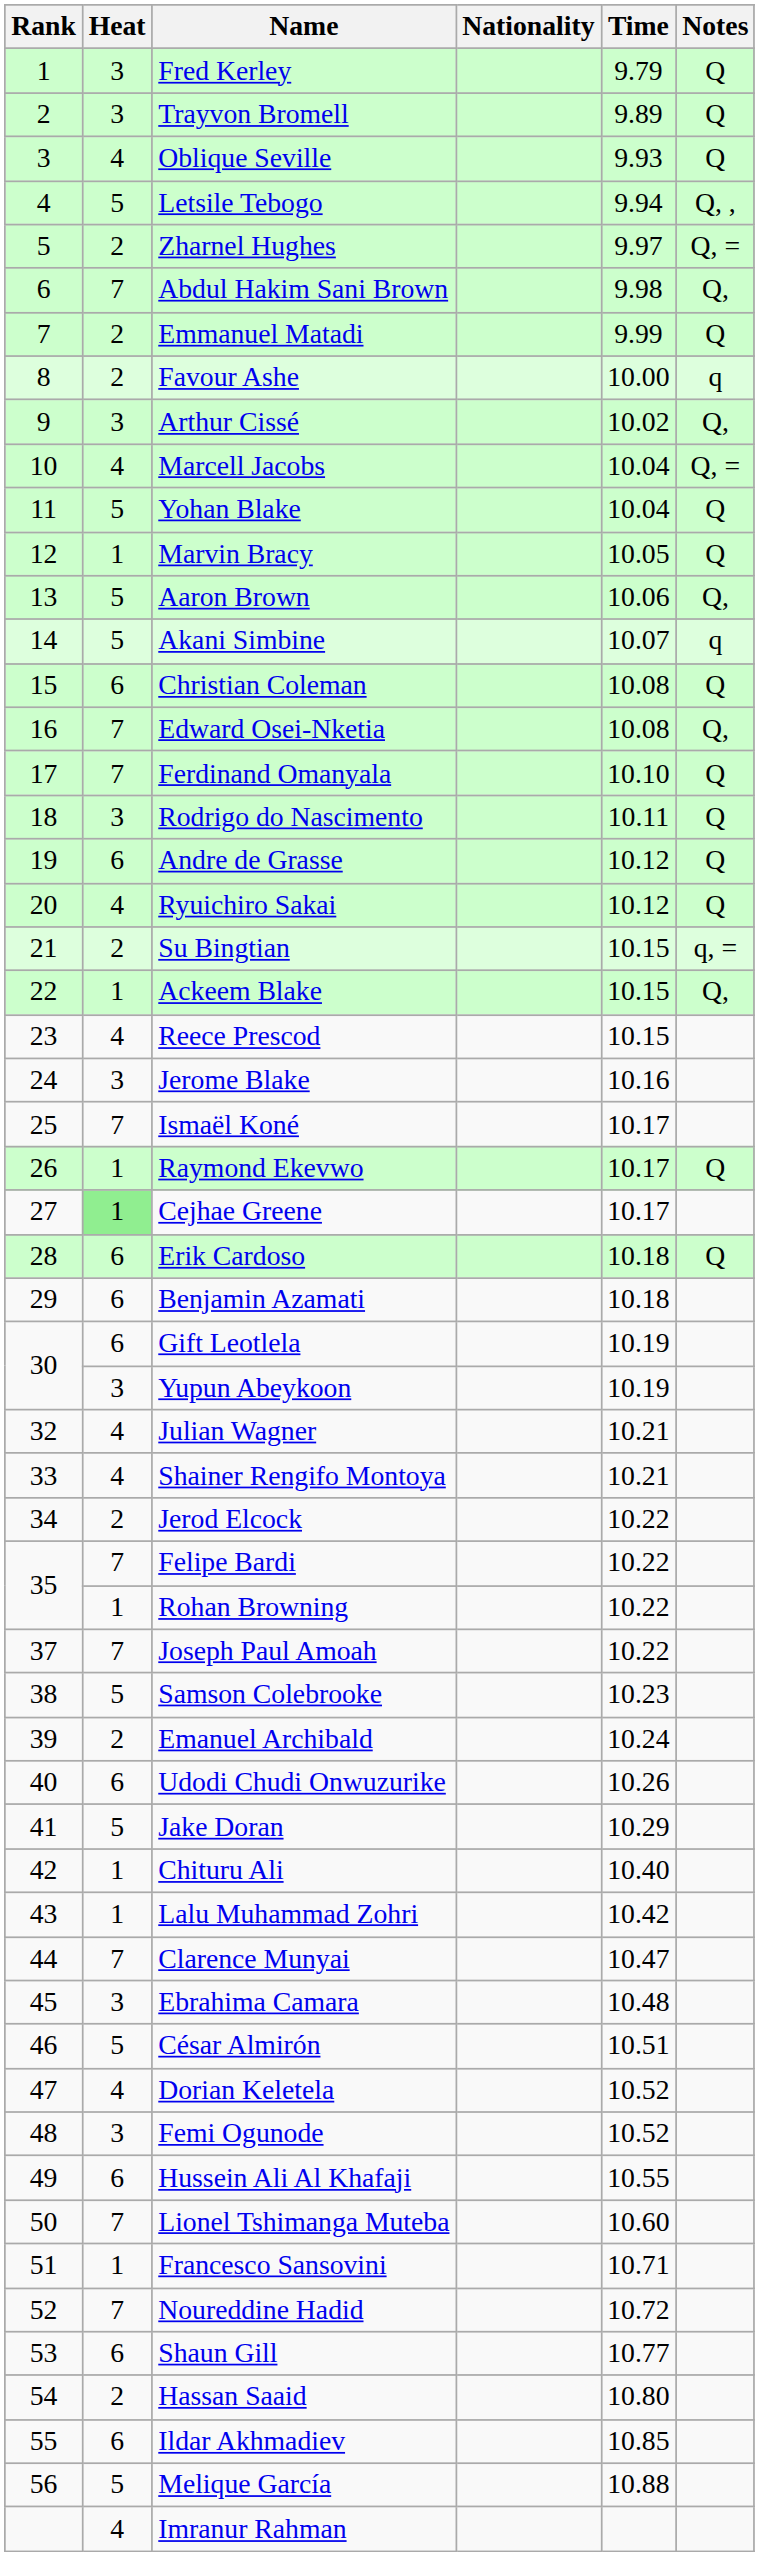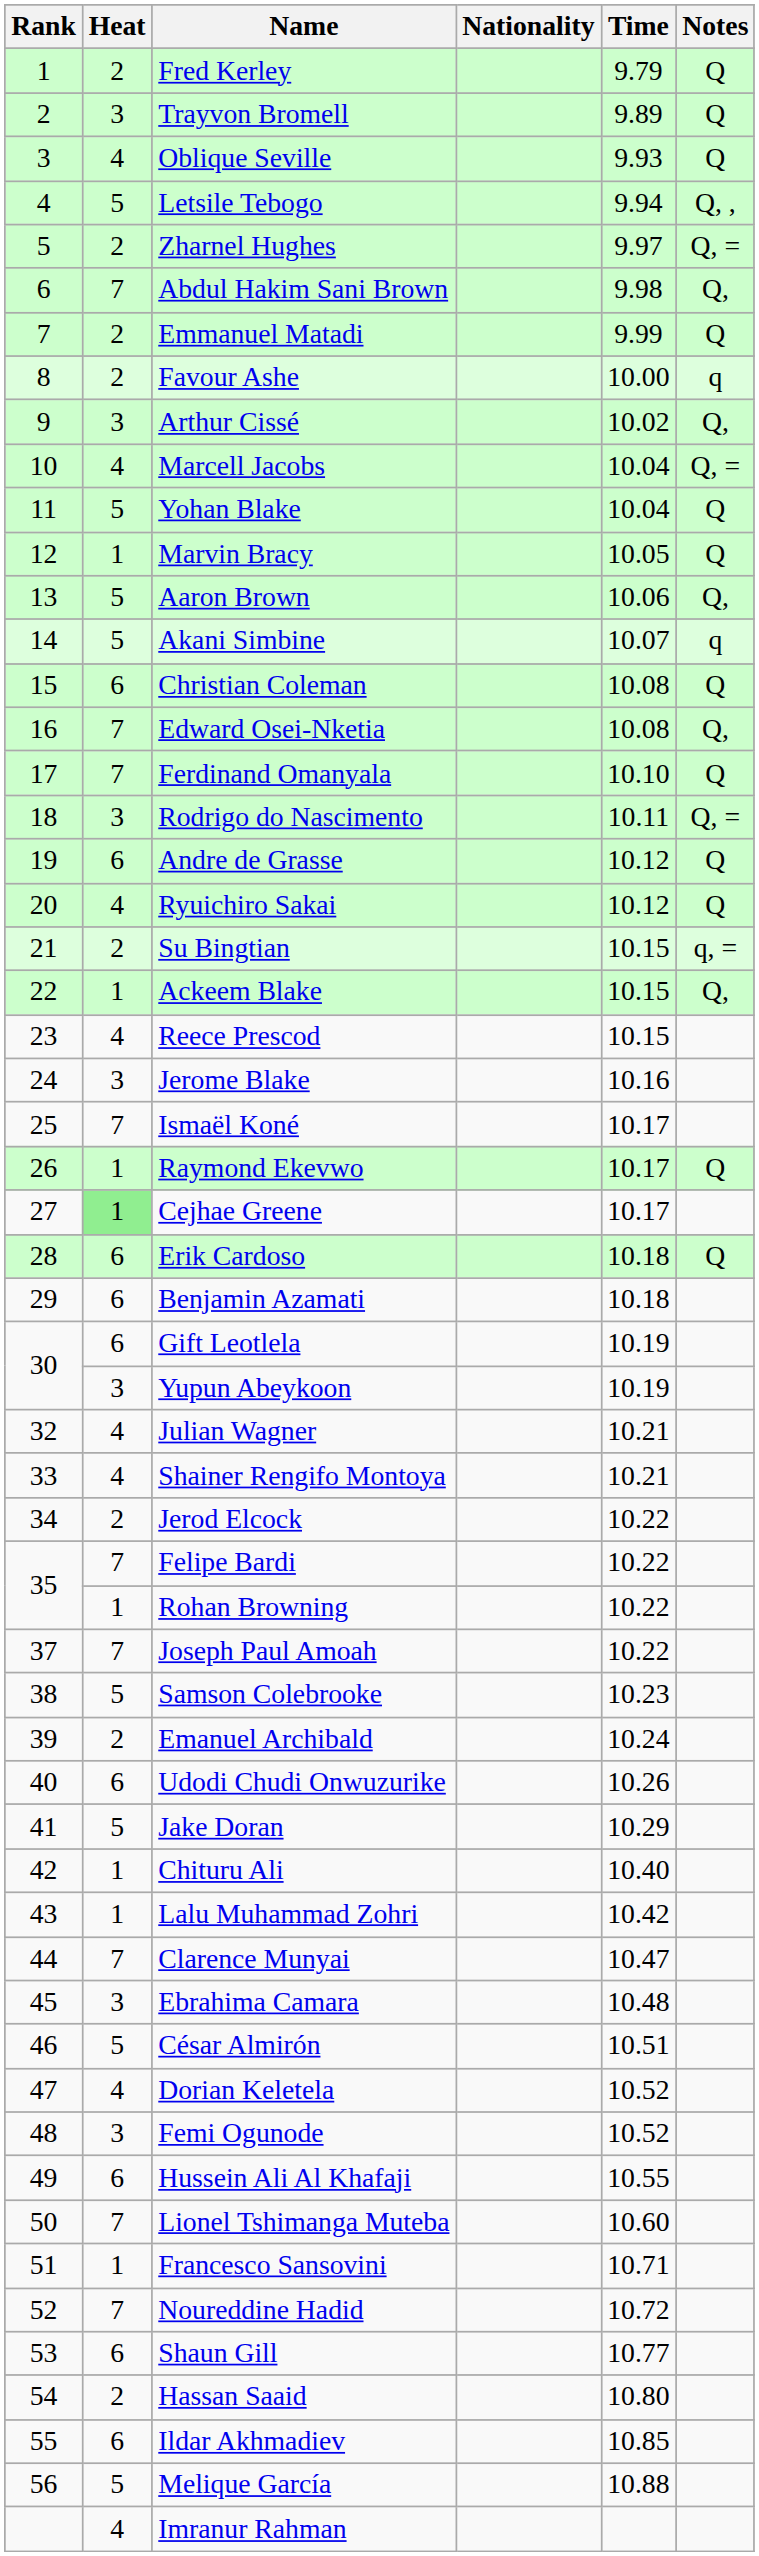(117, 70) 3 -> (117, 70) 2
(715, 816) Q -> (715, 816) Q, =
